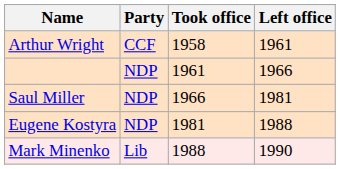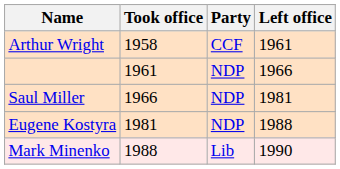columns swapped: (144, 17) <-> (211, 17)
